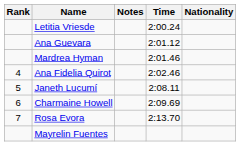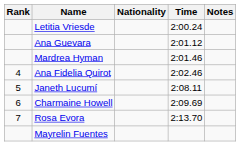columns swapped: (209, 12) <-> (130, 12)
